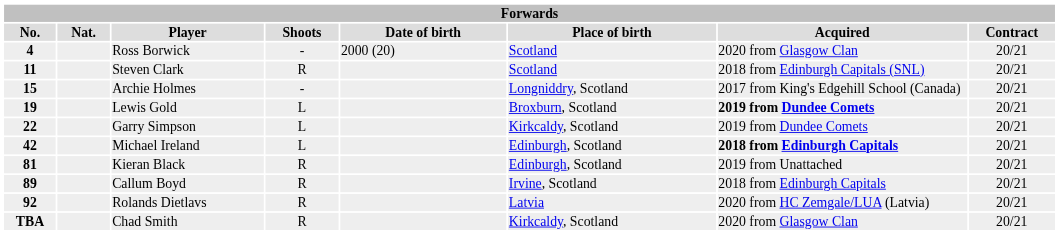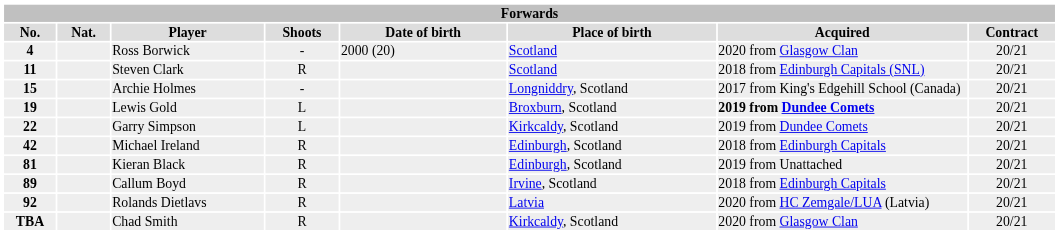(302, 145) L -> (302, 145) R
(808, 145) bold -> (802, 145) normal
